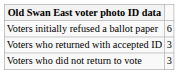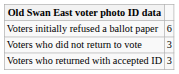rows swapped: (84, 45) <-> (74, 61)
